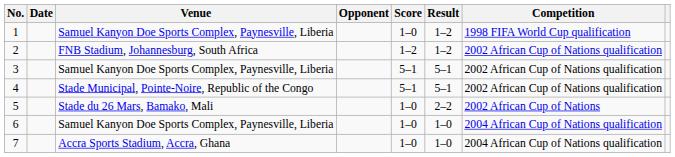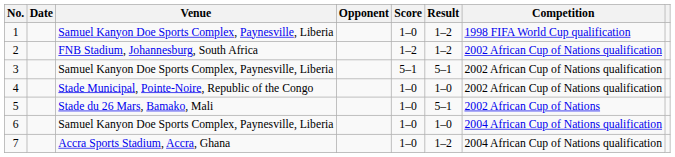(408, 87) 5–1 -> (408, 87) 1–0
(443, 87) 5–1 -> (443, 87) 1–0
(443, 106) 2–2 -> (443, 106) 5–1
(443, 143) 1–0 -> (443, 143) 1–2
